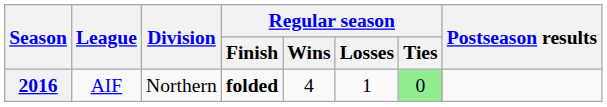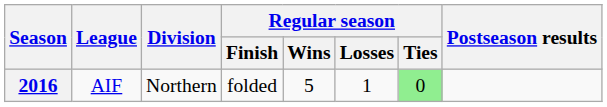(252, 85) bold -> (252, 85) normal
(309, 85) 4 -> (309, 85) 5
